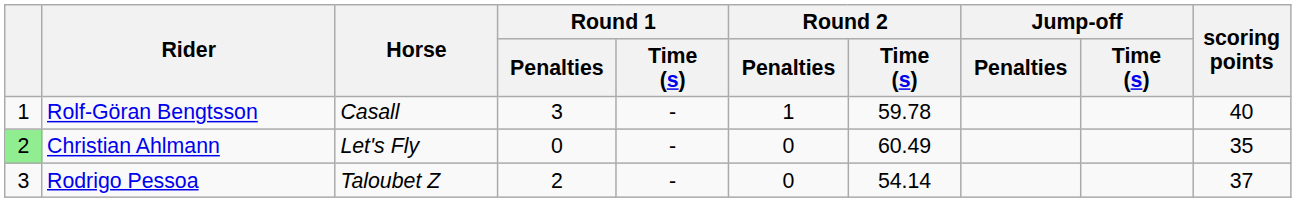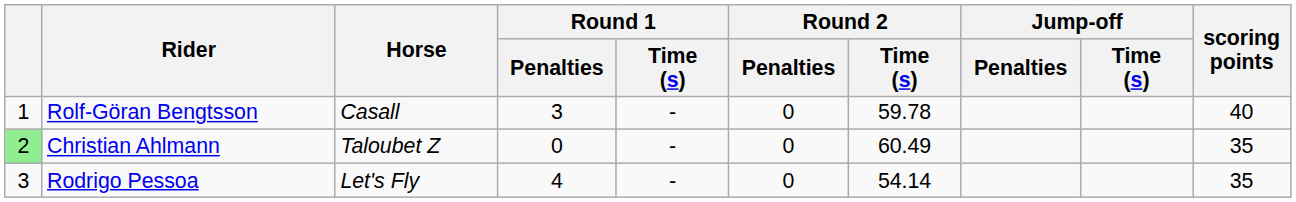(789, 113) 1 -> (789, 113) 0
(380, 147) Let's Fly -> (390, 147) Taloubet Z
(390, 180) Taloubet Z -> (380, 180) Let's Fly
(557, 180) 2 -> (557, 180) 4
(1242, 180) 37 -> (1242, 180) 35
